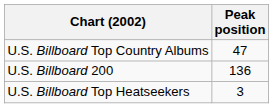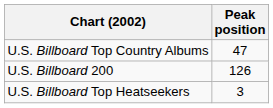(240, 71) 136 -> (240, 71) 126
